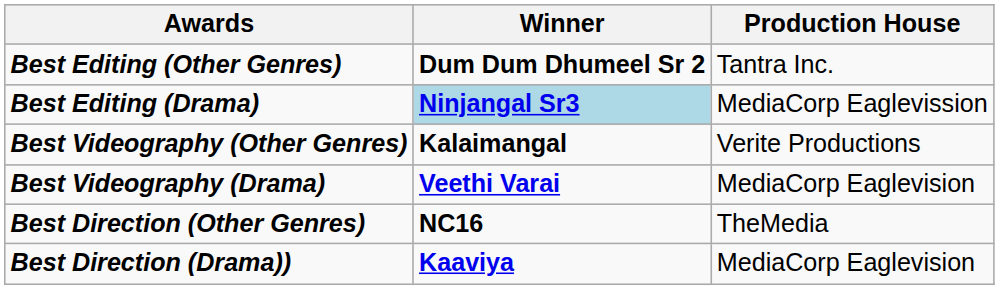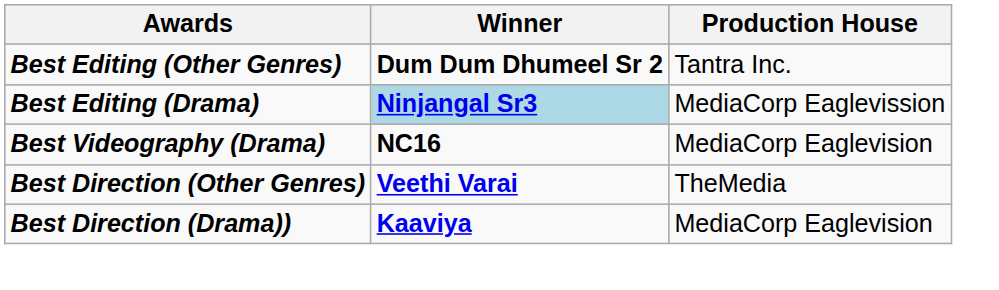- row: (209, 143)
(490, 183) Veethi Varai -> (409, 143) NC16
(451, 223) NC16 -> (447, 183) Veethi Varai
